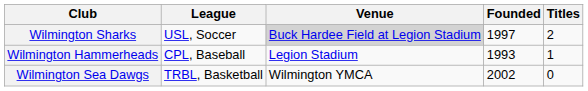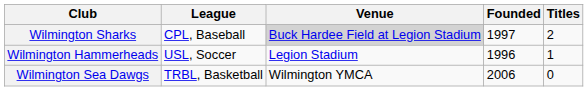(200, 34) USL, Soccer -> (205, 34) CPL, Baseball
(205, 55) CPL, Baseball -> (200, 55) USL, Soccer
(501, 55) 1993 -> (501, 55) 1996
(501, 75) 2002 -> (501, 75) 2006
